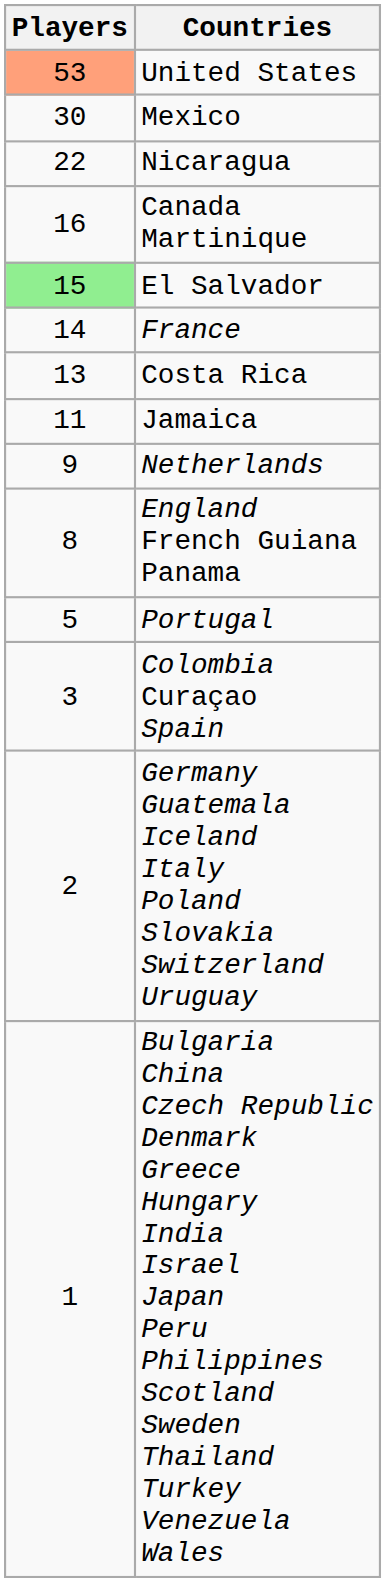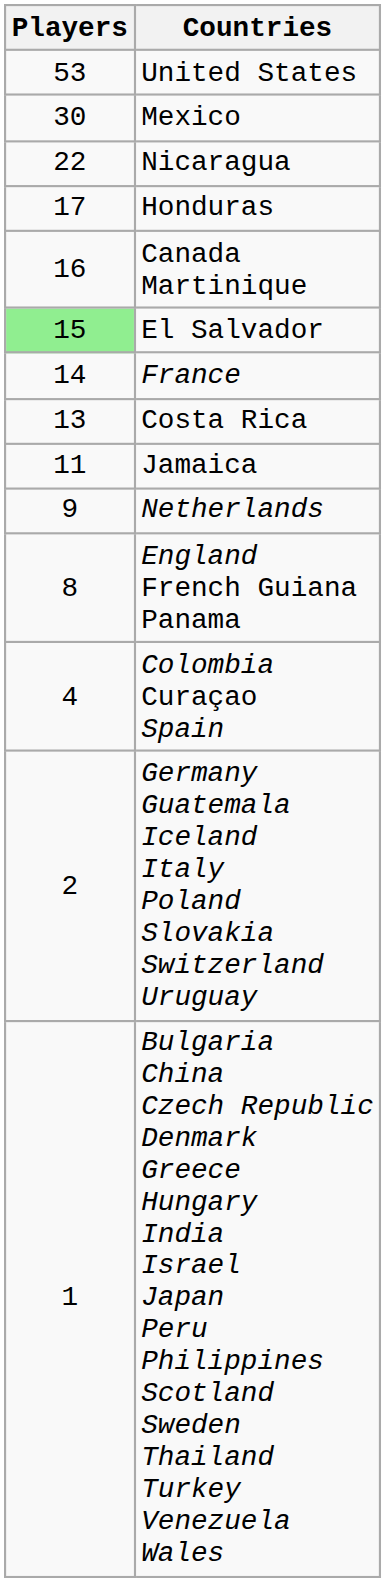(70, 73) lightsalmon background -> (70, 73) no background
+ row: (208, 208)
- row: (208, 620)
(70, 697) 3 -> (70, 697) 4
